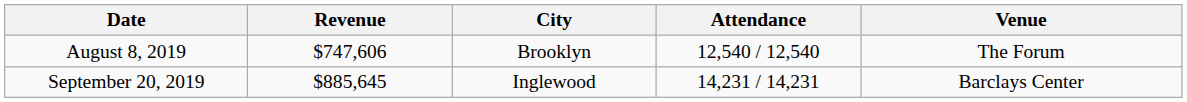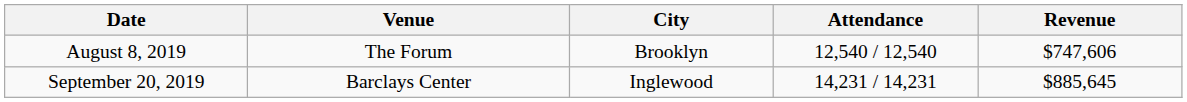columns swapped: (1021, 19) <-> (350, 19)
